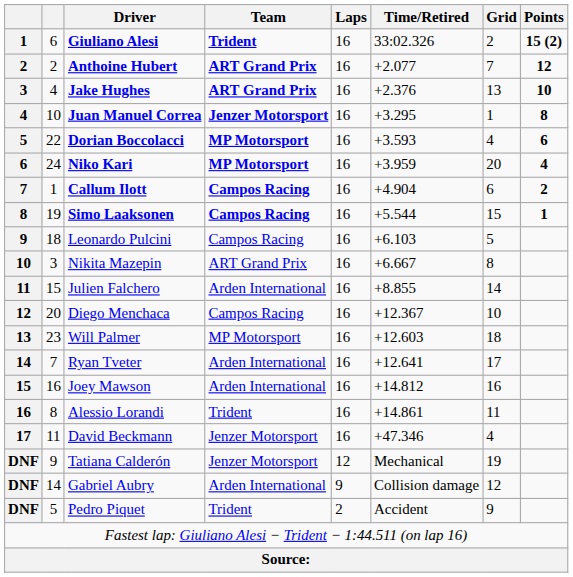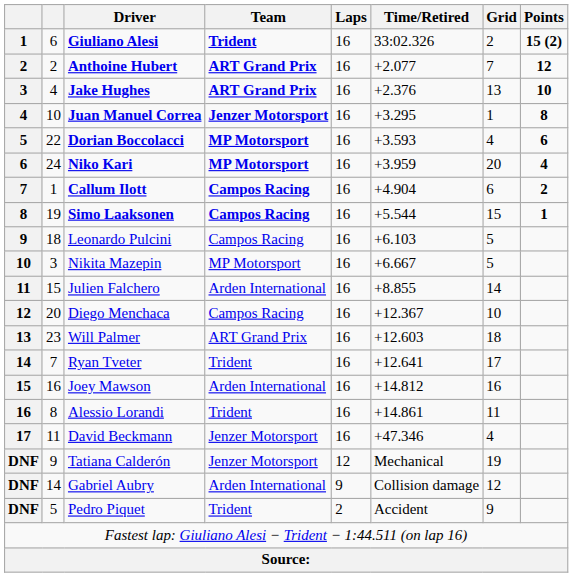(258, 263) ART Grand Prix -> (255, 263) MP Motorsport
(490, 263) 8 -> (490, 263) 5
(255, 337) MP Motorsport -> (258, 337) ART Grand Prix
(267, 361) Arden International -> (230, 361) Trident
